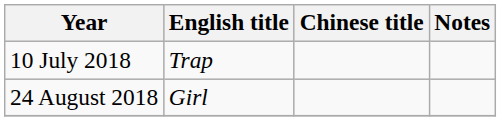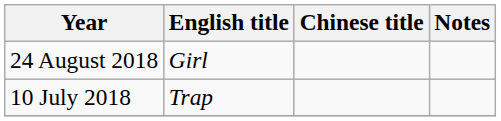rows swapped: (70, 60) <-> (84, 97)
